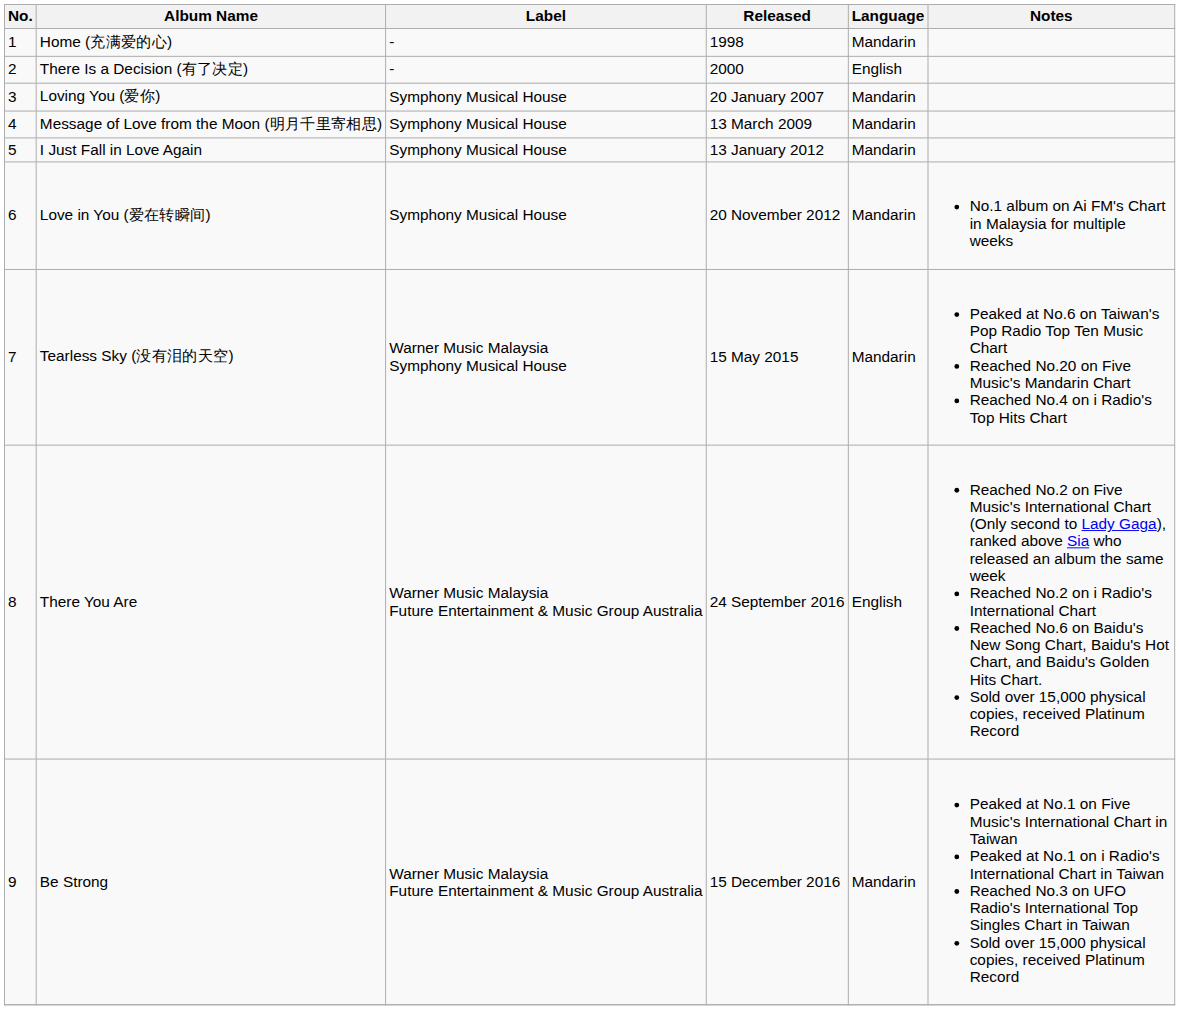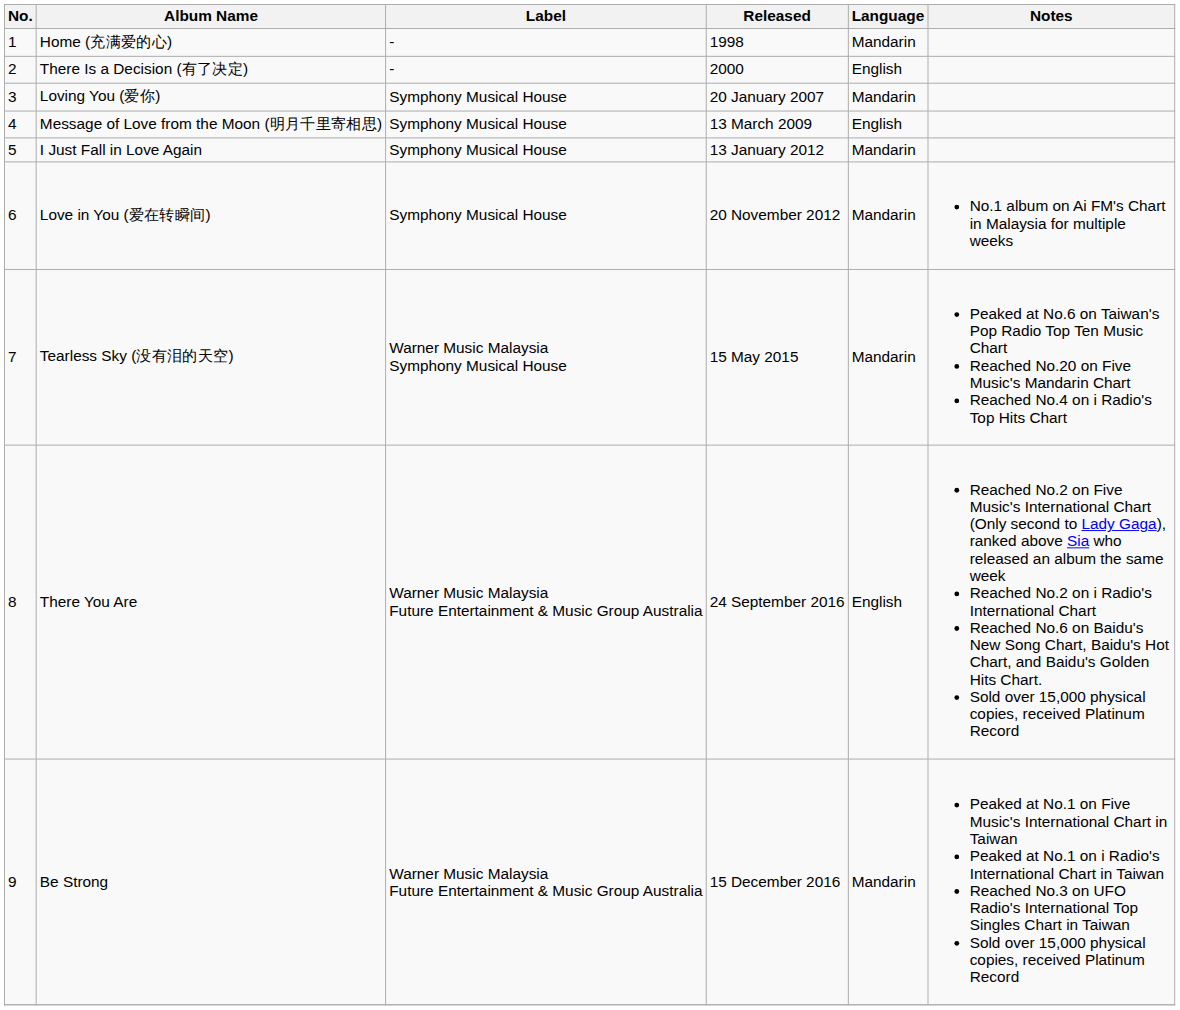(884, 124) Mandarin -> (877, 124) English
